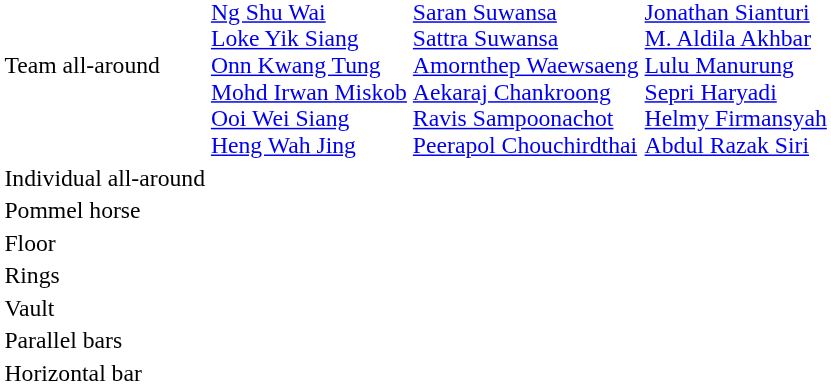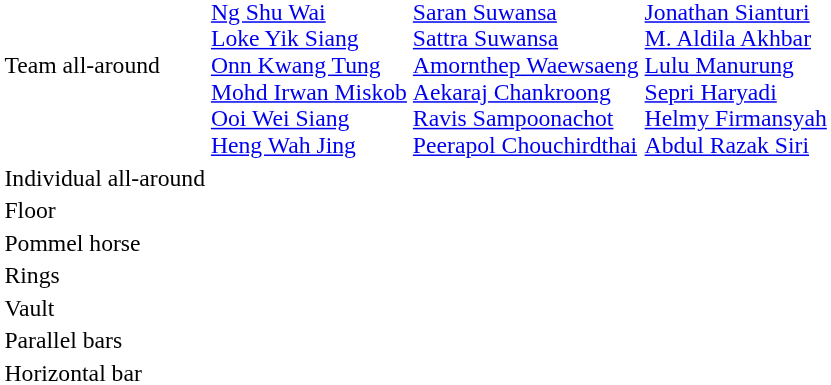rows swapped: (30, 243) <-> (73, 210)
